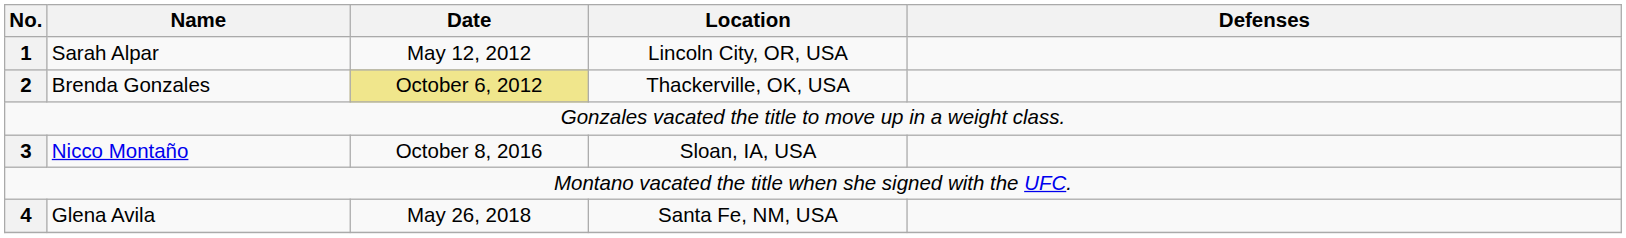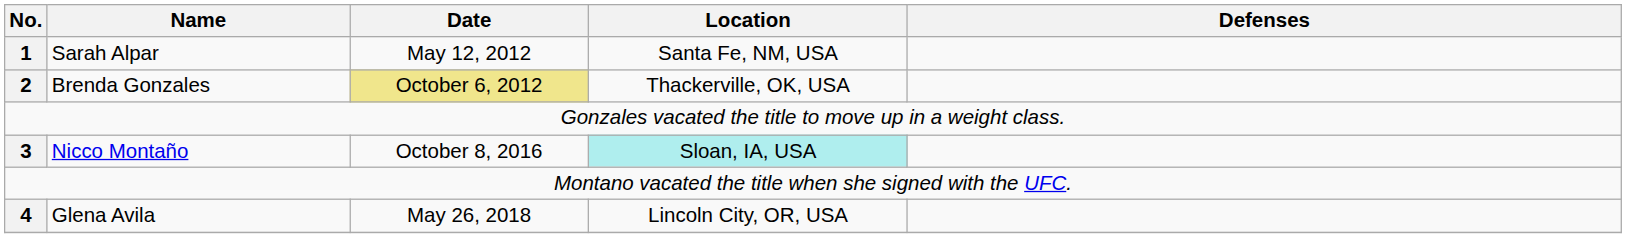(748, 53) Lincoln City, OR, USA -> (748, 53) Santa Fe, NM, USA
(748, 150) no background -> (748, 150) paleturquoise background
(748, 215) Santa Fe, NM, USA -> (748, 215) Lincoln City, OR, USA
